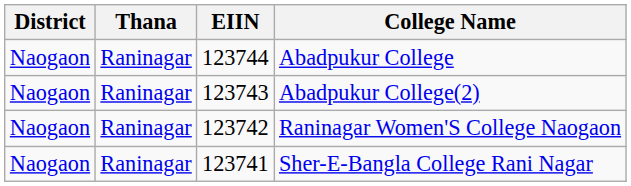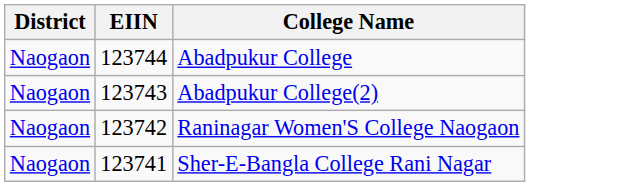- column: (146, 22)
